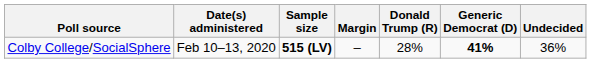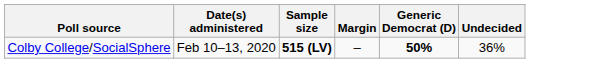- column: (410, 21)
(480, 48) 41% -> (419, 48) 50%
